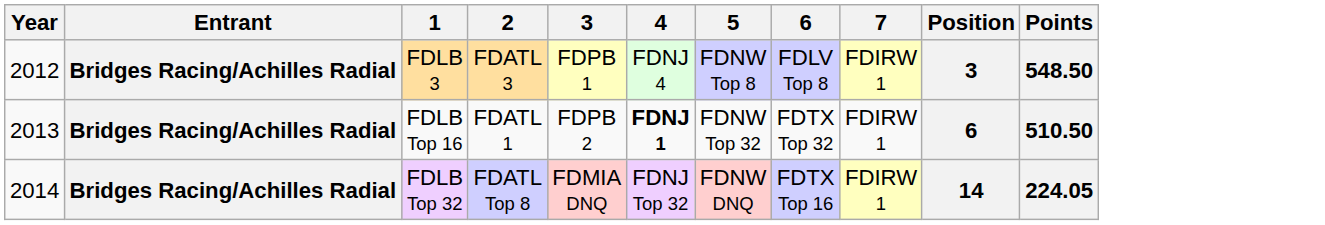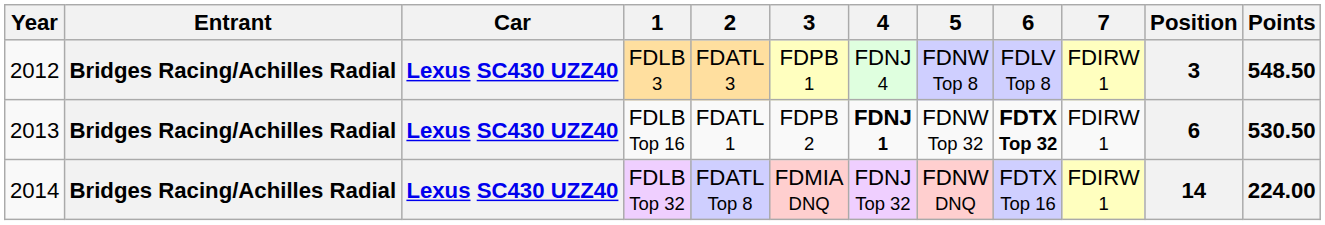+ column: (512, 22)
(806, 130) normal -> (1028, 130) bold
(1059, 130) 510.50 -> (1282, 130) 530.50
(1059, 190) 224.05 -> (1282, 190) 224.00
